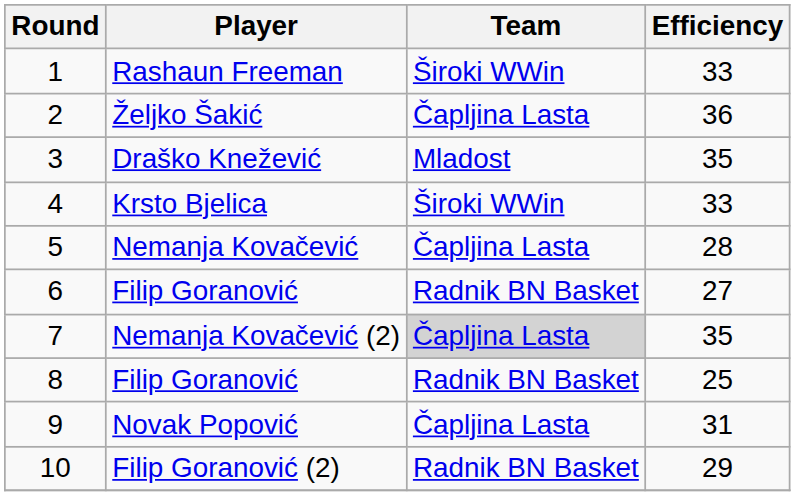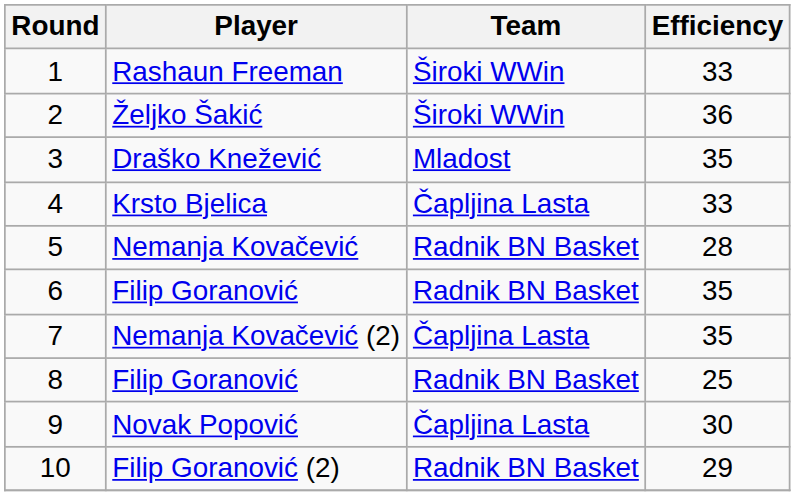(501, 114) Čapljina Lasta -> (489, 114) Široki WWin
(489, 203) Široki WWin -> (501, 203) Čapljina Lasta
(501, 247) Čapljina Lasta -> (526, 247) Radnik BN Basket
(717, 291) 27 -> (717, 291) 35
(501, 335) lightgrey background -> (501, 335) no background
(717, 423) 31 -> (717, 423) 30
